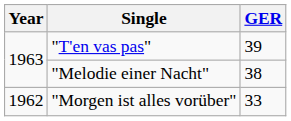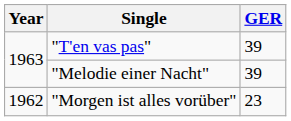(253, 73) 38 -> (253, 73) 39
(253, 101) 33 -> (253, 101) 23
